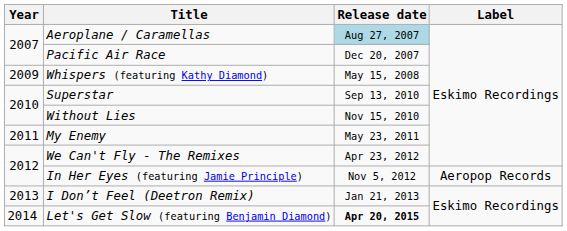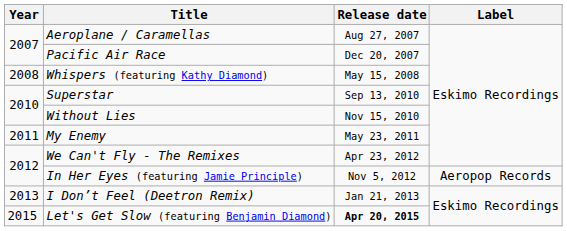(382, 36) lightblue background -> (382, 36) no background
(24, 75) 2009 -> (24, 75) 2008
(22, 216) 2014 -> (22, 216) 2015
